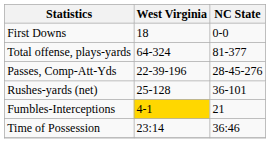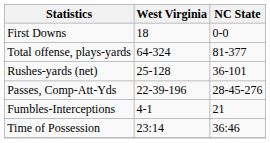rows swapped: (52, 90) <-> (62, 71)
(145, 109) gold background -> (145, 109) no background
